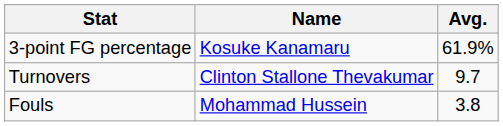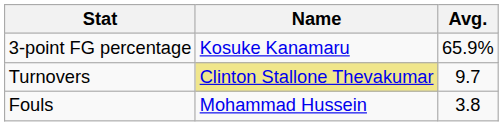(468, 47) 61.9% -> (468, 47) 65.9%
(317, 76) no background -> (317, 76) khaki background
